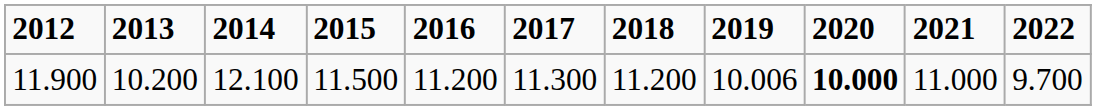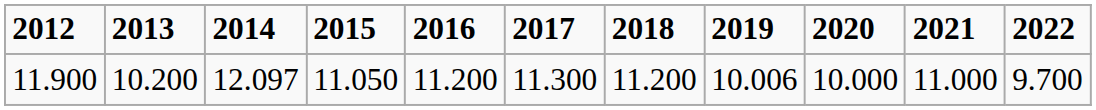(256, 79) 12.100 -> (256, 79) 12.097
(356, 79) 11.500 -> (356, 79) 11.050
(855, 79) bold -> (855, 79) normal
